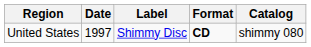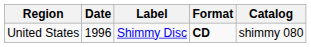(98, 33) 1997 -> (98, 33) 1996
